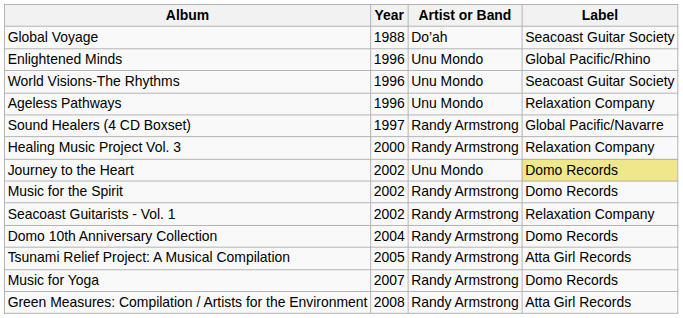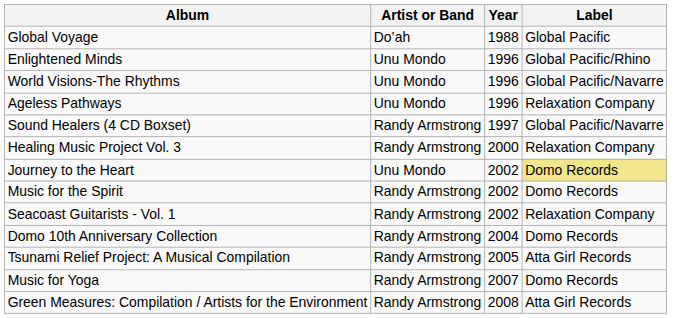columns swapped: (465, 15) <-> (389, 15)
(600, 37) Seacoast Guitar Society -> (568, 37) Global Pacific
(600, 81) Seacoast Guitar Society -> (594, 81) Global Pacific/Navarre
